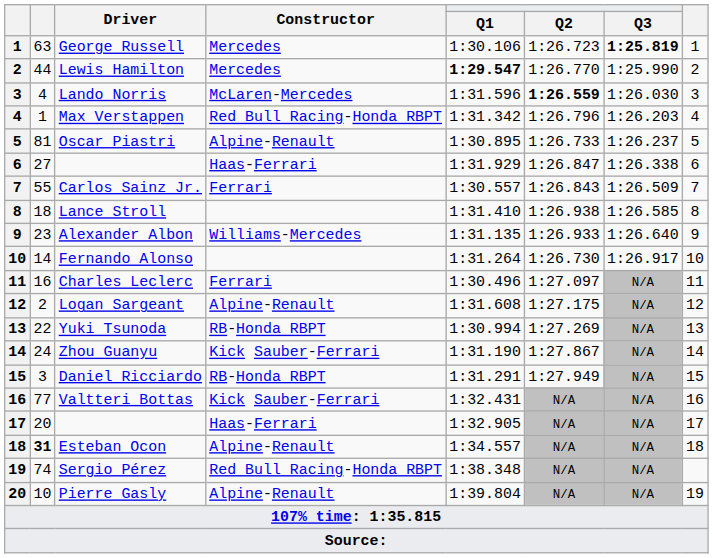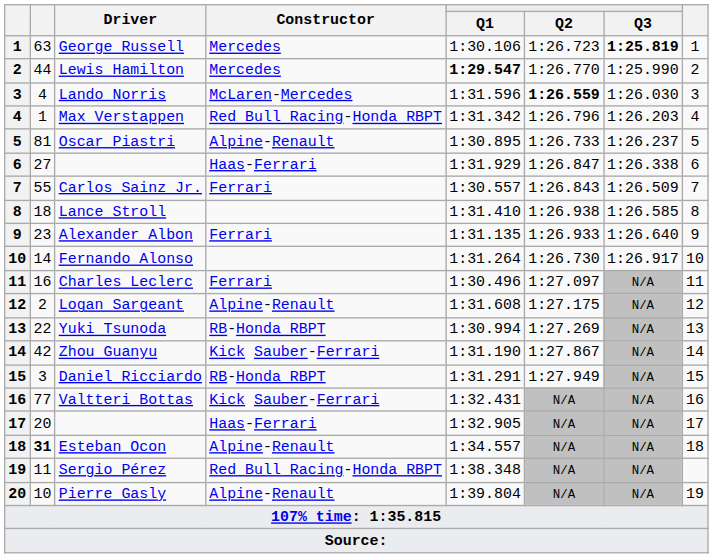(285, 235) Williams-Mercedes -> (241, 235) Ferrari
(42, 353) 24 -> (42, 353) 42
(42, 470) 74 -> (42, 470) 11
